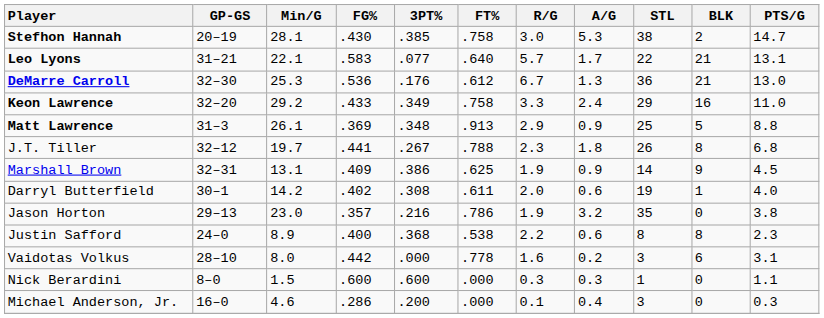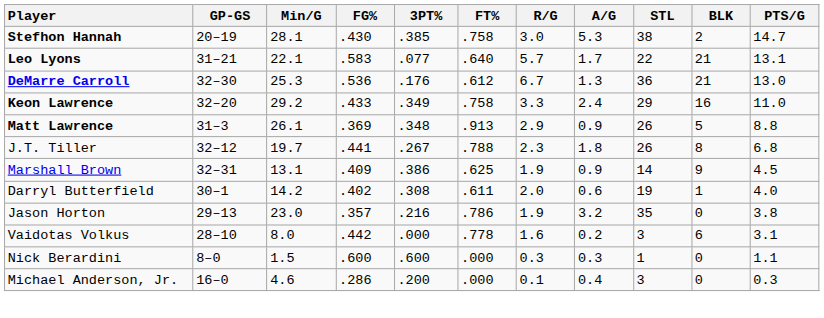(645, 126) 25 -> (645, 126) 26
- row: (65, 236)
